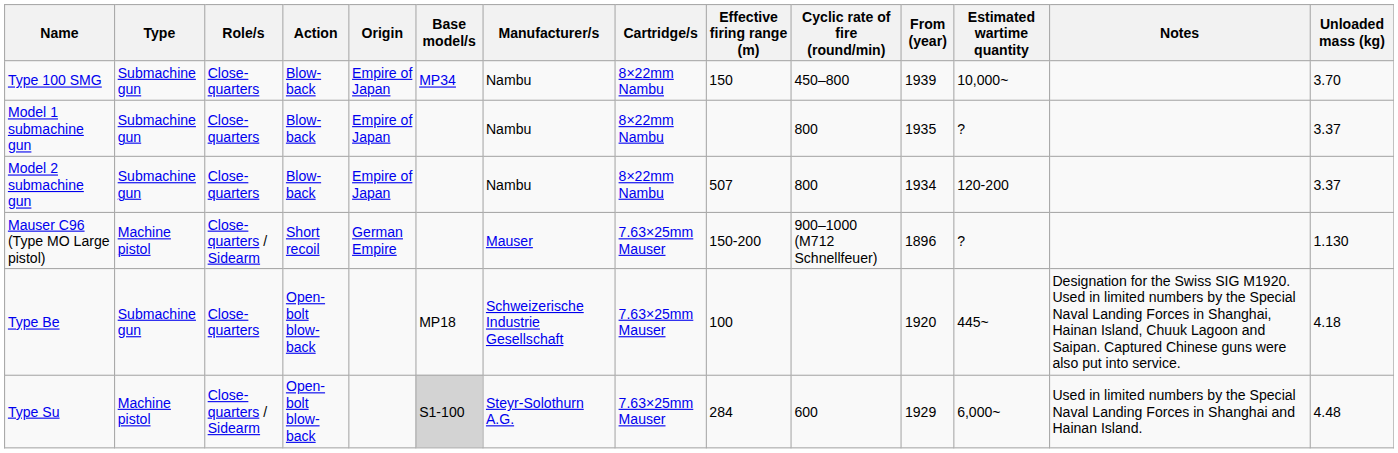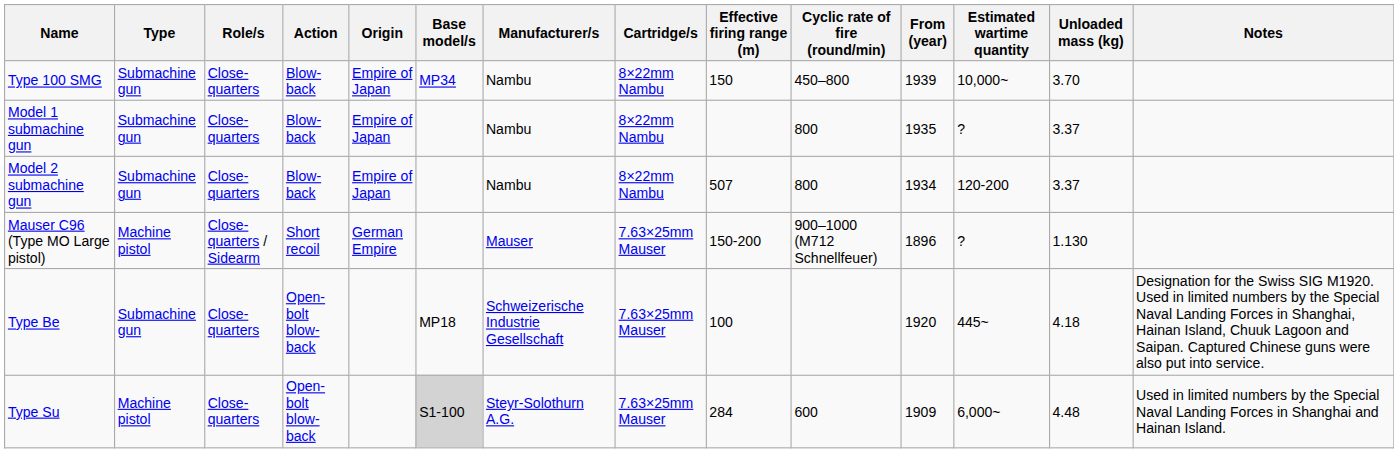columns swapped: (1352, 32) <-> (1180, 32)
(237, 411) Close-quarters / Sidearm -> (233, 411) Close-quarters
(921, 411) 1929 -> (921, 411) 1909
